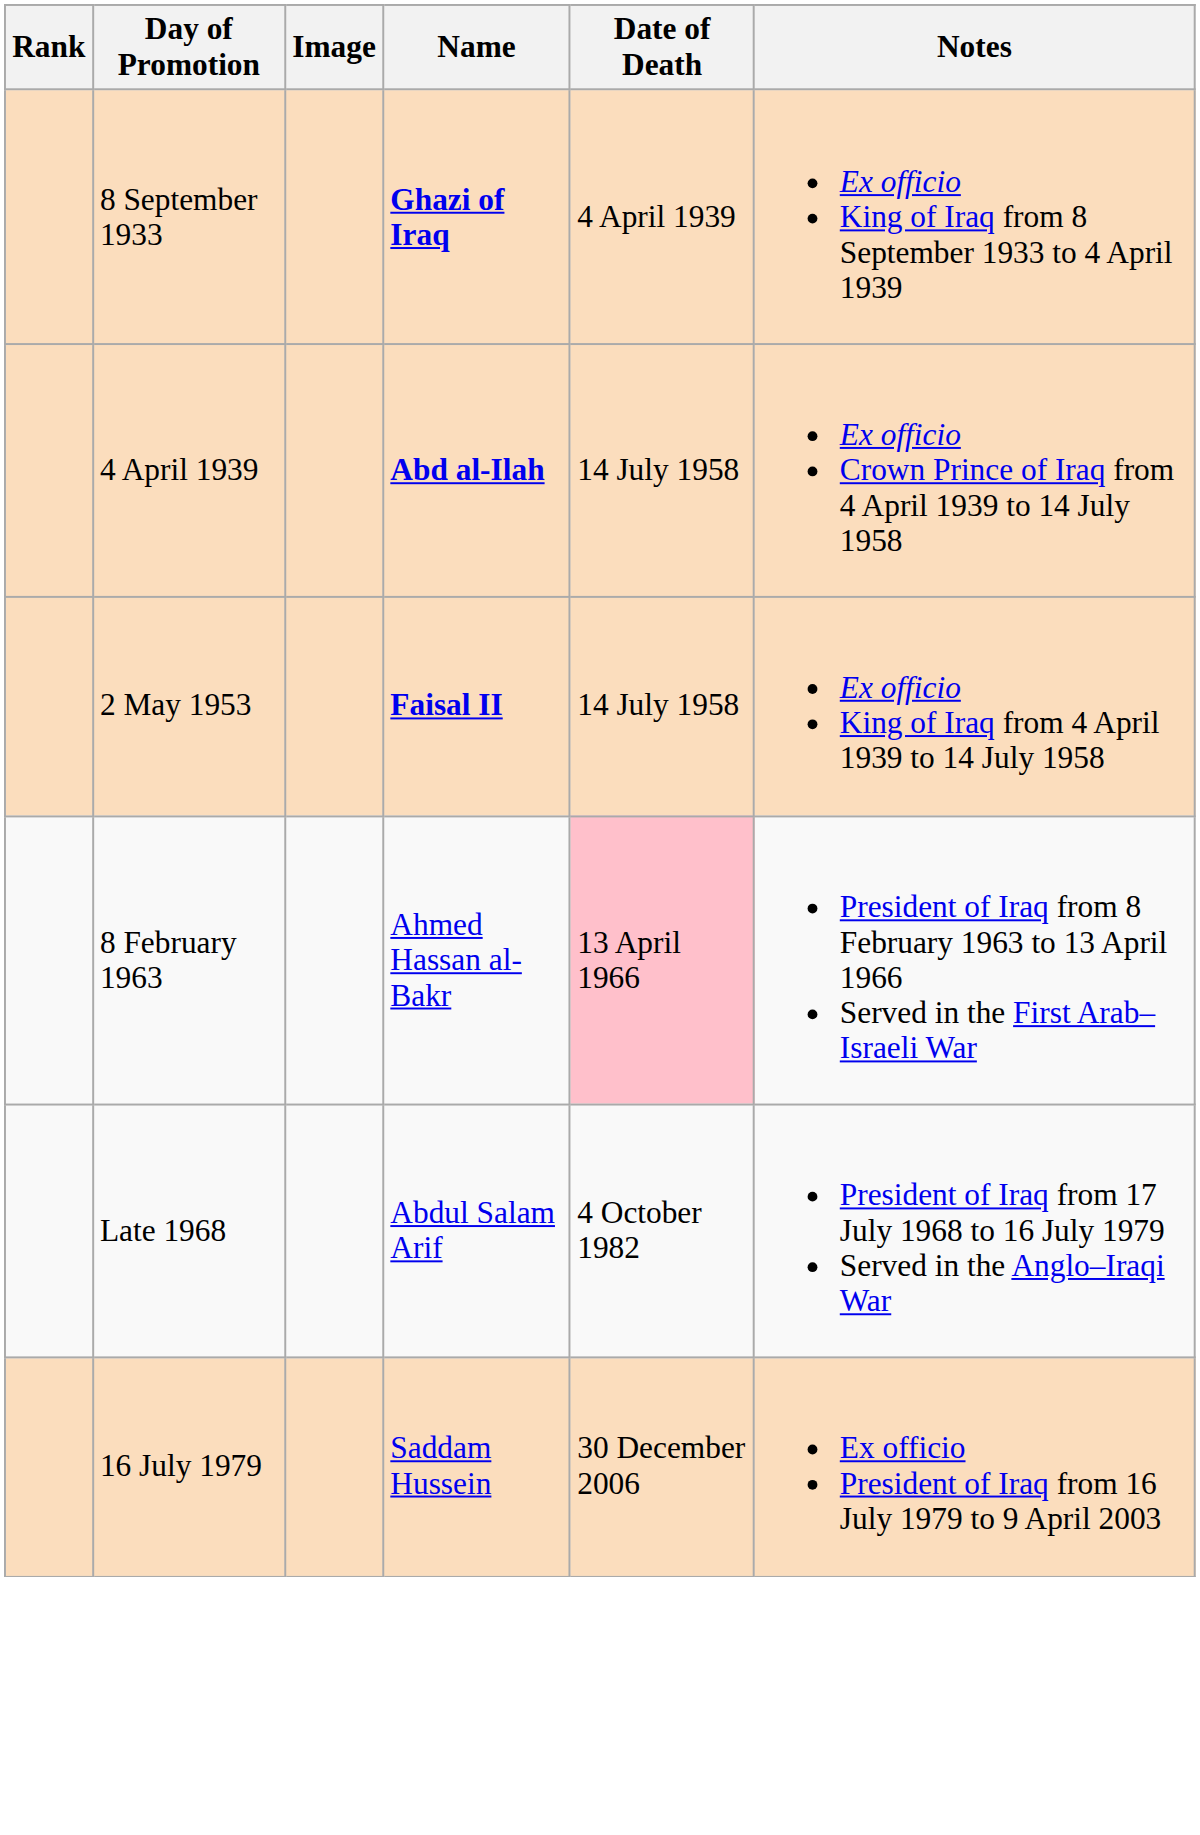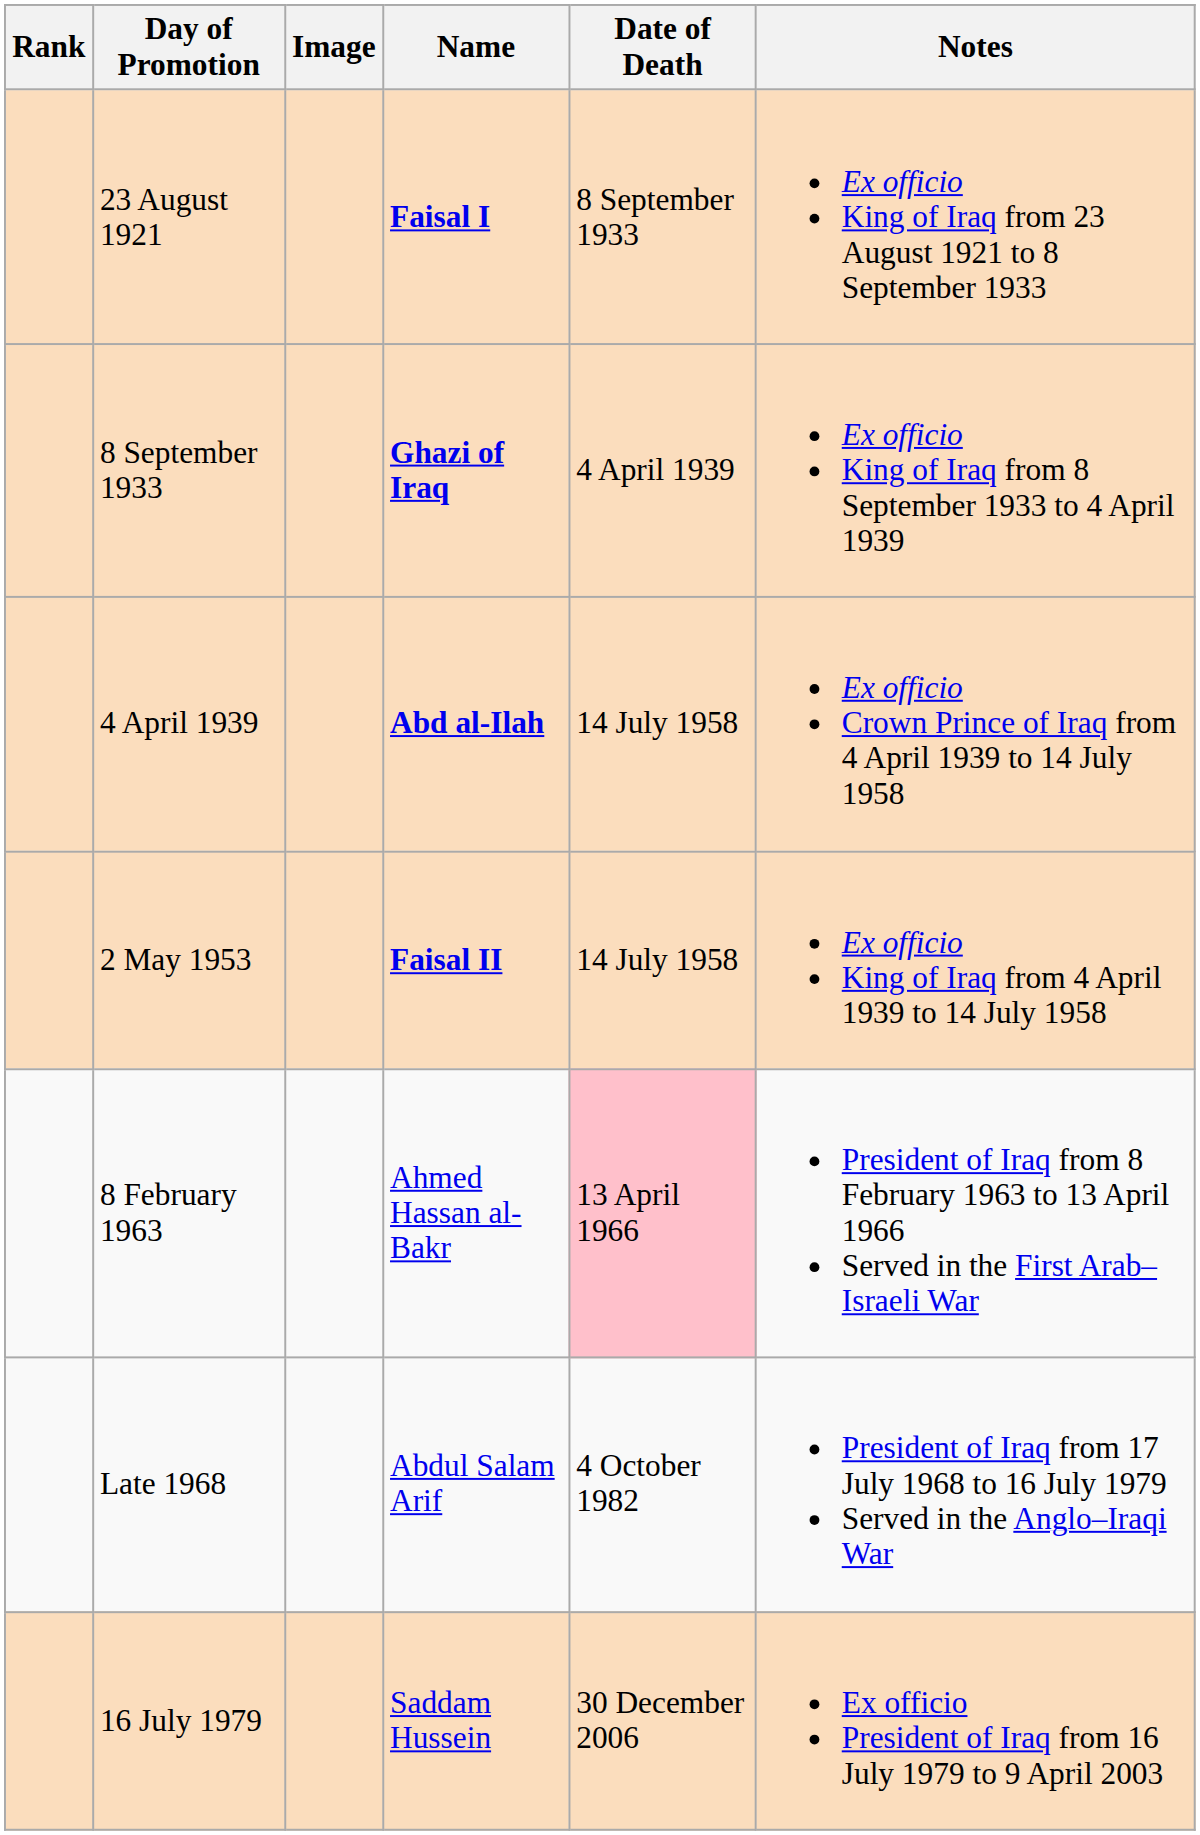+ row: (164, 216)
